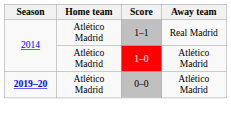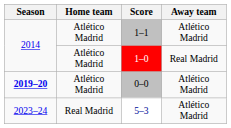(194, 32) Real Madrid -> (194, 32) Atlético Madrid
(194, 58) Atlético Madrid -> (194, 58) Real Madrid
+ row: (141, 110)
